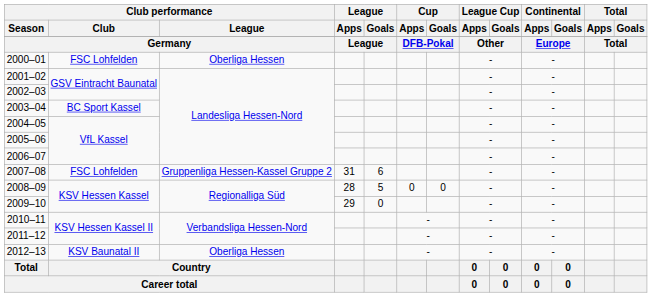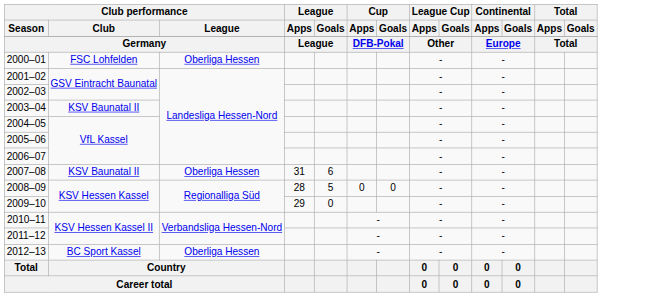(104, 108) BC Sport Kassel -> (104, 108) KSV Baunatal II
(104, 172) FSC Lohfelden -> (104, 172) KSV Baunatal II
(247, 172) Gruppenliga Hessen-Kassel Gruppe 2 -> (222, 172) Oberliga Hessen
(104, 252) KSV Baunatal II -> (104, 252) BC Sport Kassel
